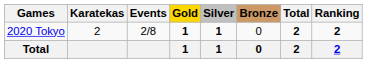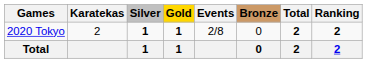columns swapped: (148, 13) <-> (219, 13)
